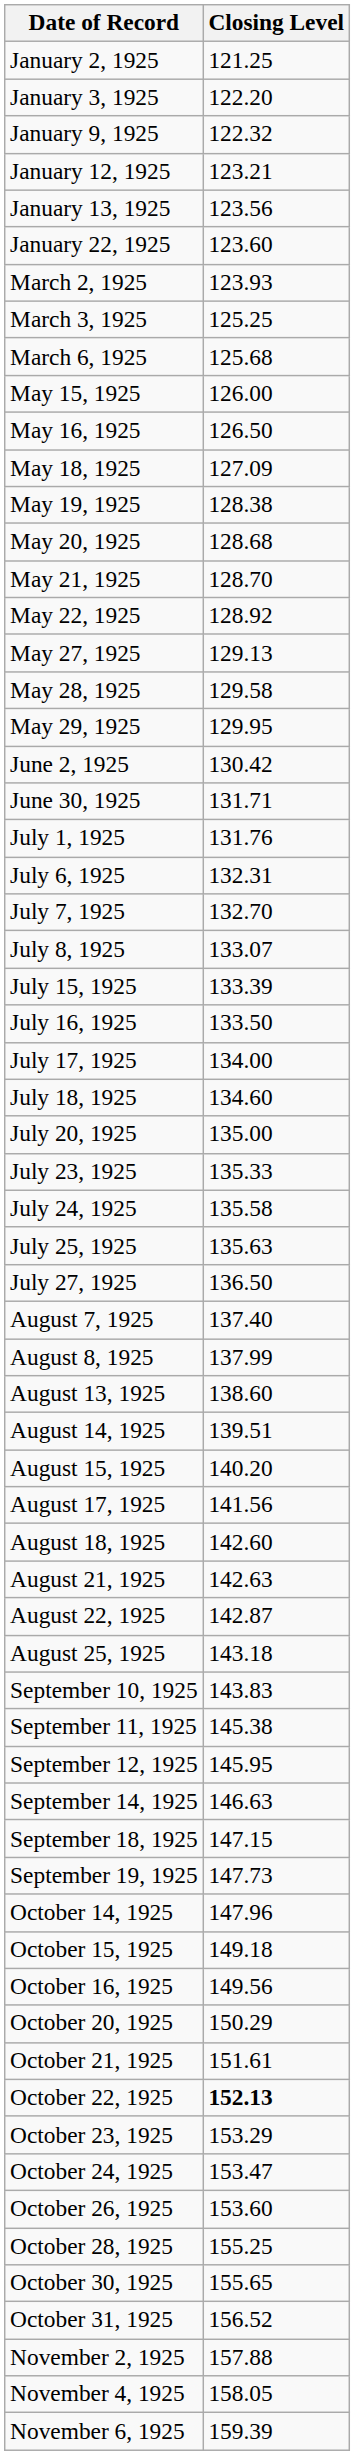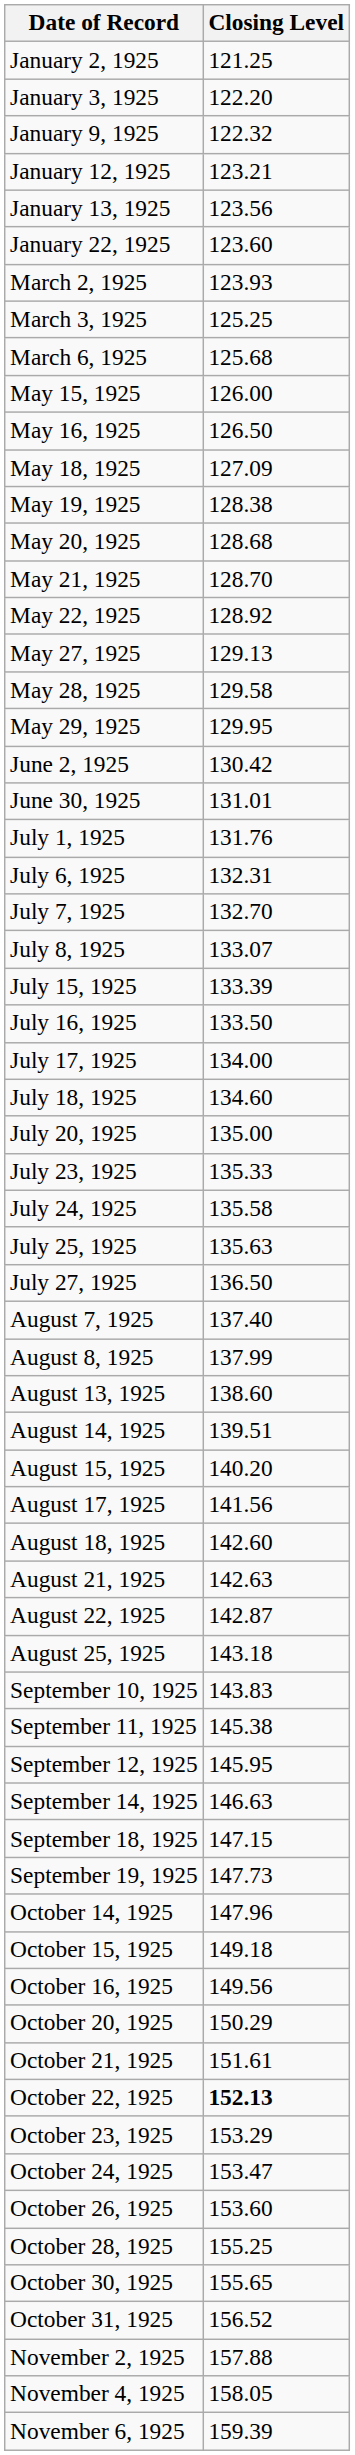(240, 801) 131.71 -> (240, 801) 131.01
